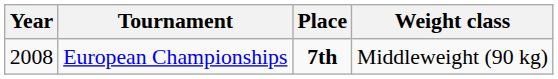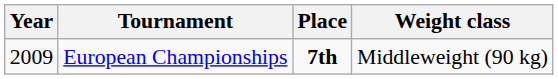(31, 56) 2008 -> (31, 56) 2009
